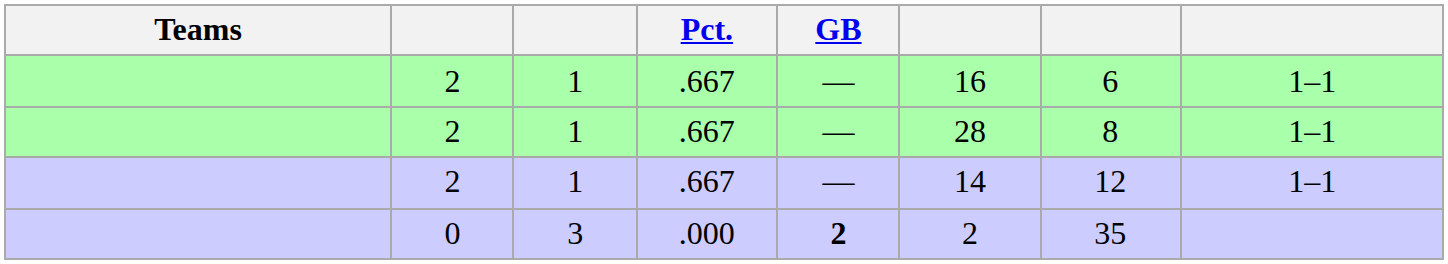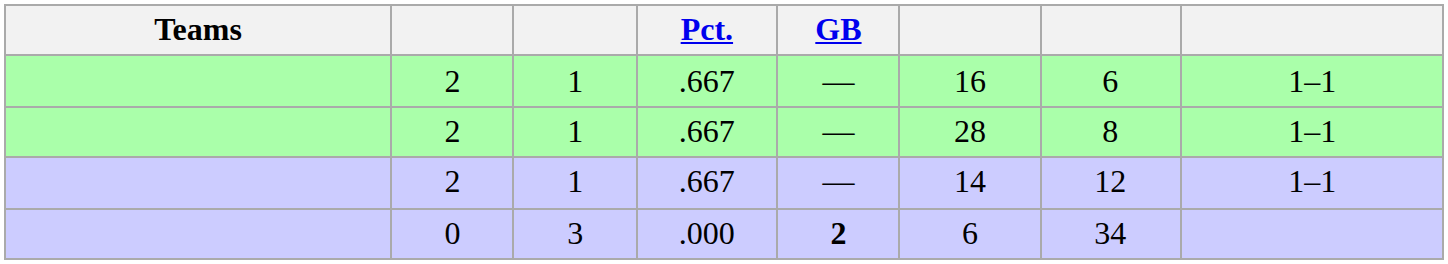(970, 232) 2 -> (970, 232) 6
(1110, 232) 35 -> (1110, 232) 34
